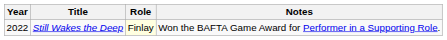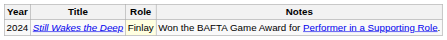(17, 27) 2022 -> (17, 27) 2024
